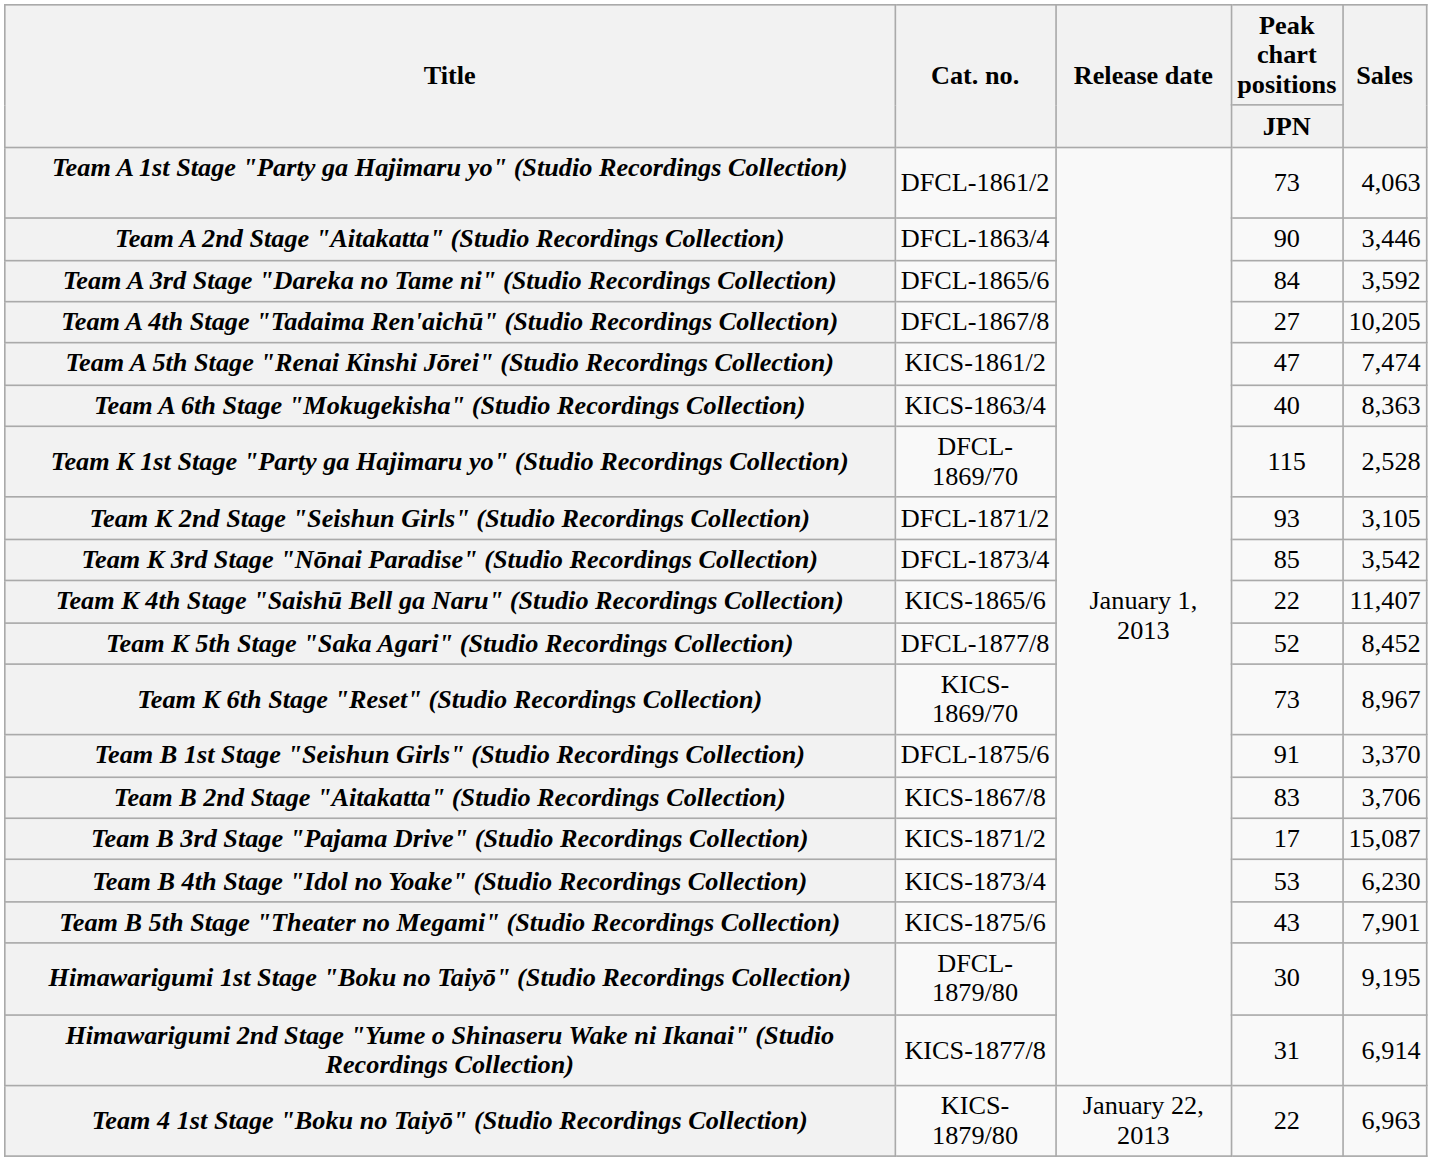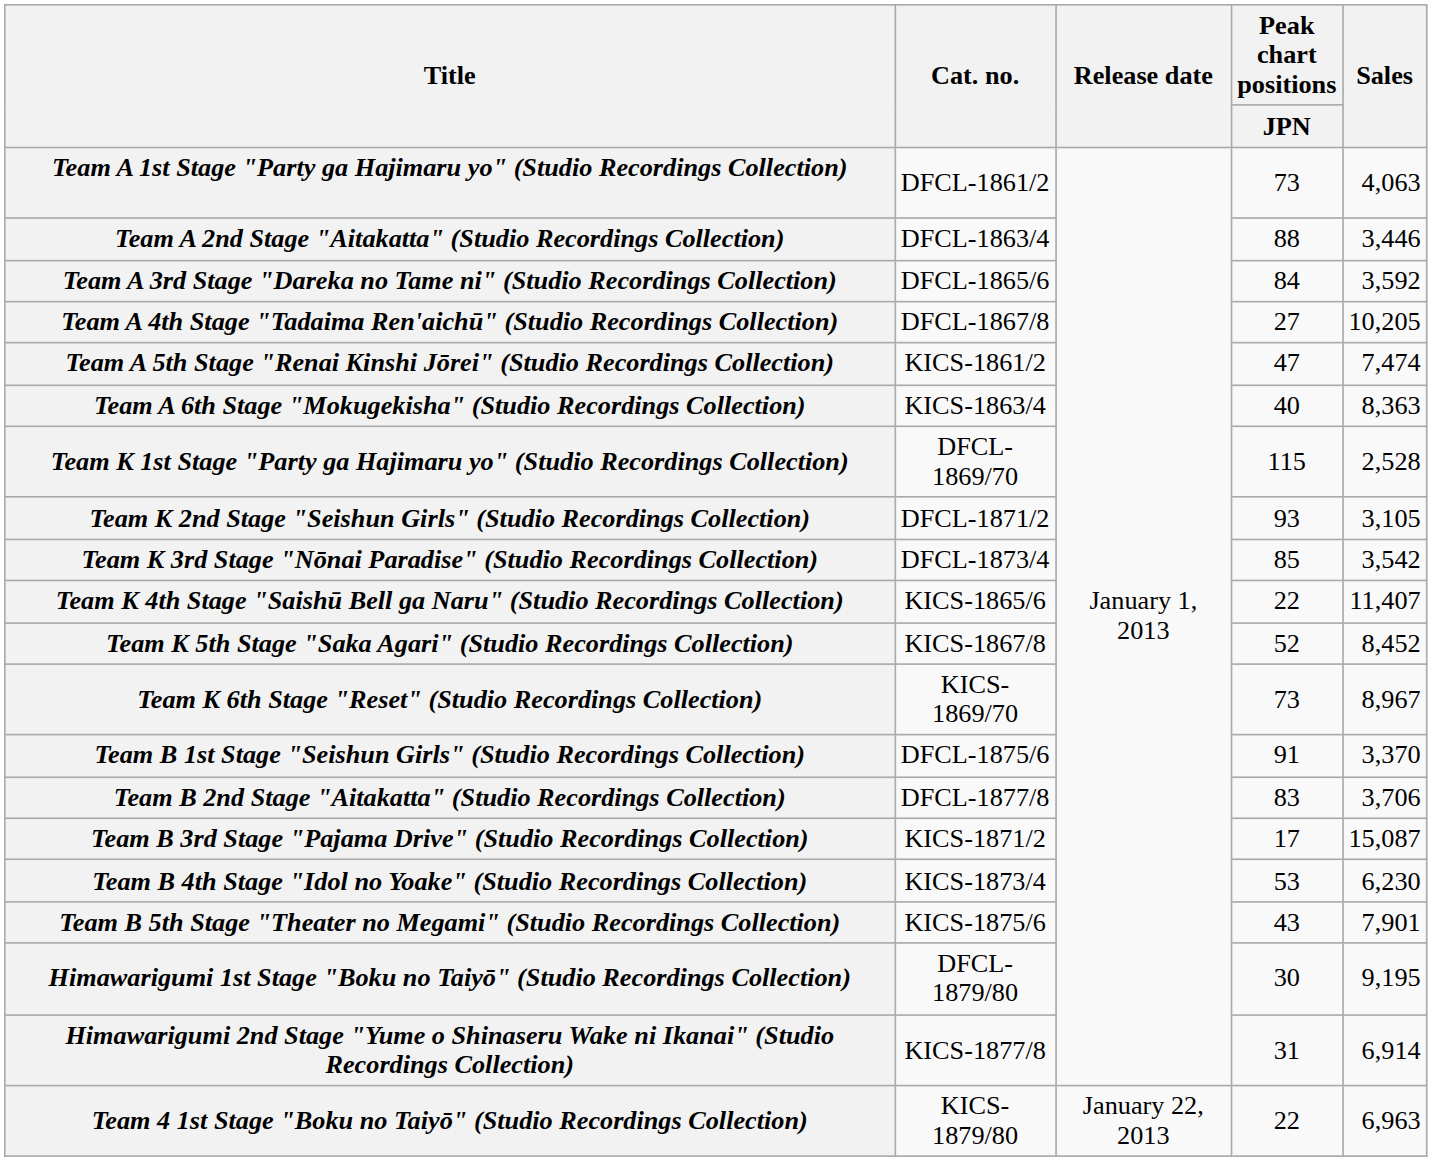(1287, 238) 90 -> (1287, 238) 88
(975, 642) DFCL-1877/8 -> (975, 642) KICS-1867/8
(975, 797) KICS-1867/8 -> (975, 797) DFCL-1877/8
